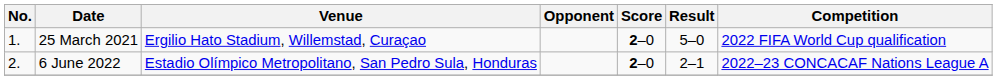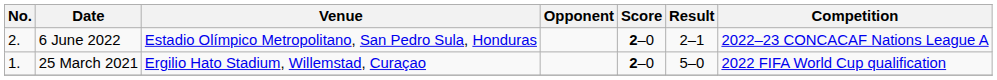rows swapped: (88, 39) <-> (80, 63)
